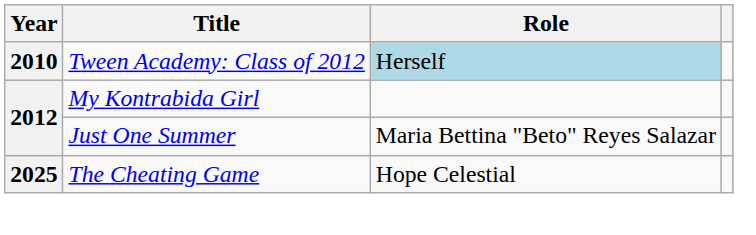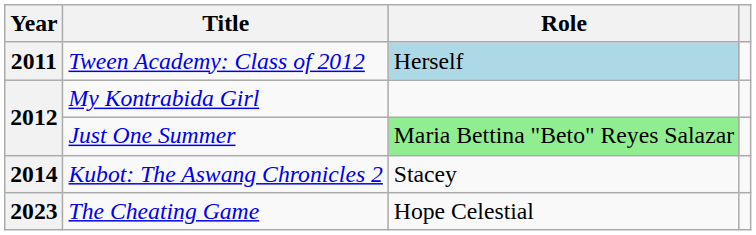(34, 60) 2010 -> (34, 60) 2011
(546, 135) no background -> (564, 135) lightgreen background
+ row: (226, 173)
(34, 173) 2025 -> (34, 211) 2023
